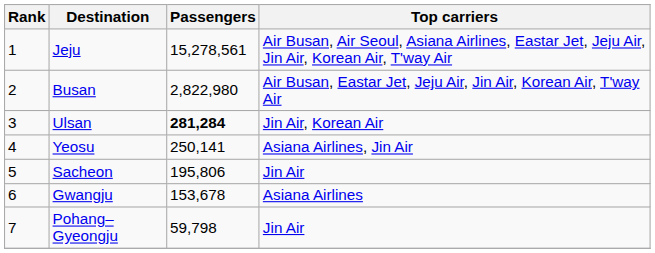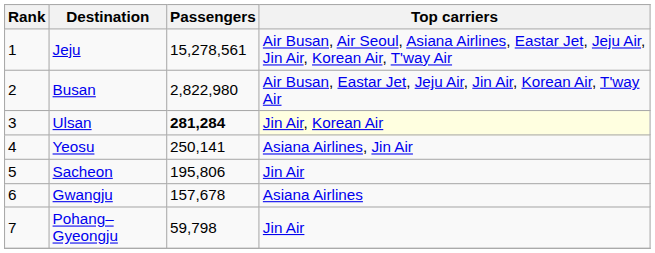(323, 123) no background -> (323, 123) lightyellow background
(198, 196) 153,678 -> (198, 196) 157,678
